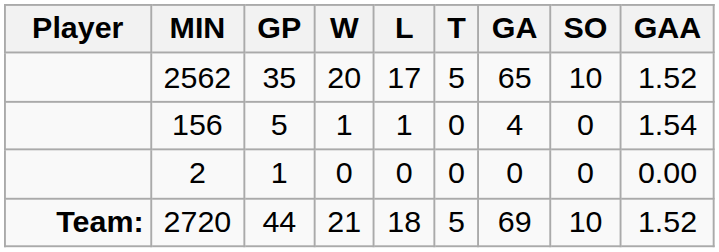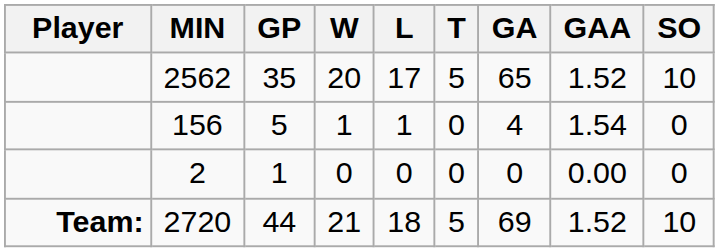columns swapped: (667, 28) <-> (586, 28)
